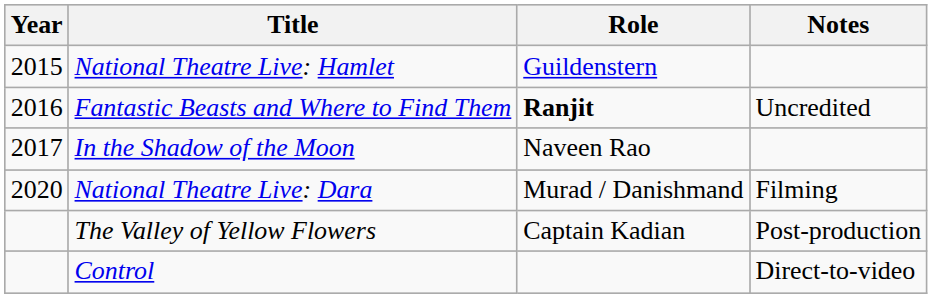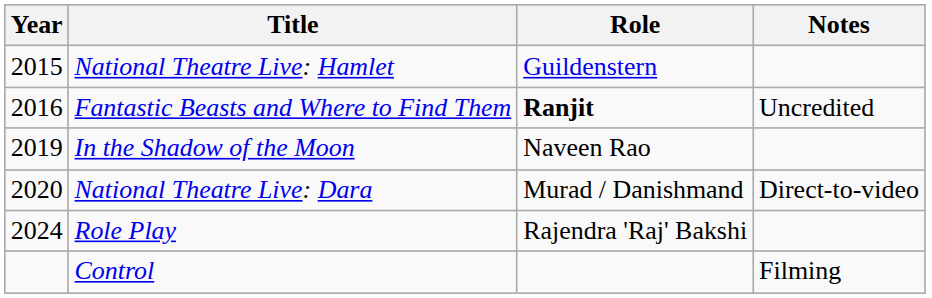(37, 148) 2017 -> (37, 148) 2019
(797, 189) Filming -> (839, 189) Direct-to-video
+ row: (125, 230)
- row: (225, 230)
(835, 271) Direct-to-video -> (800, 271) Filming
